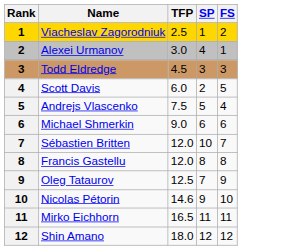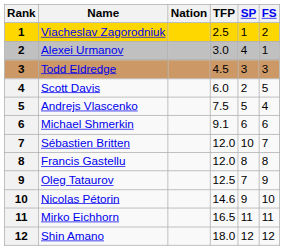+ column: (189, 13)
(179, 124) 9.0 -> (221, 124) 9.1
